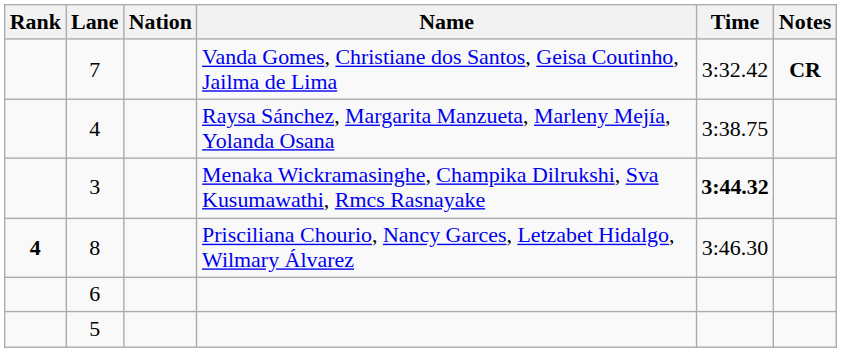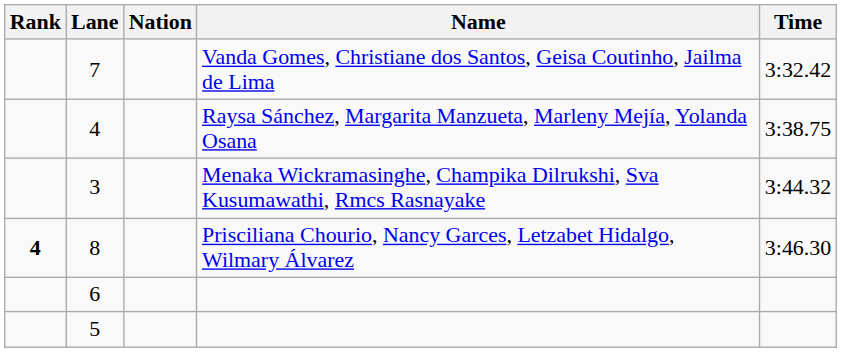- column: (805, 21)
(735, 187) bold -> (798, 187) normal
